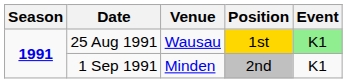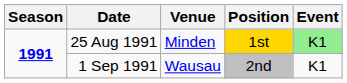(193, 42) Wausau -> (190, 42) Minden
(190, 66) Minden -> (193, 66) Wausau
